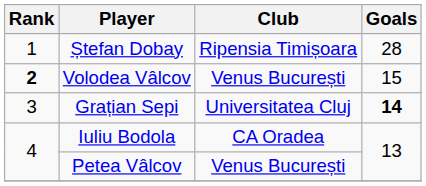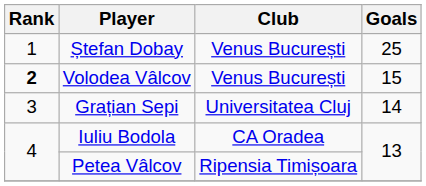(278, 48) Ripensia Timișoara -> (278, 48) Venus București
(391, 48) 28 -> (391, 48) 25
(391, 107) bold -> (391, 107) normal
(278, 166) Venus București -> (278, 166) Ripensia Timișoara
